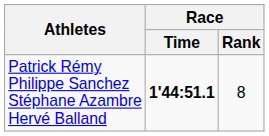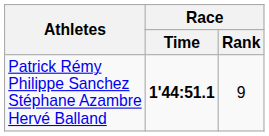(241, 93) 8 -> (241, 93) 9
